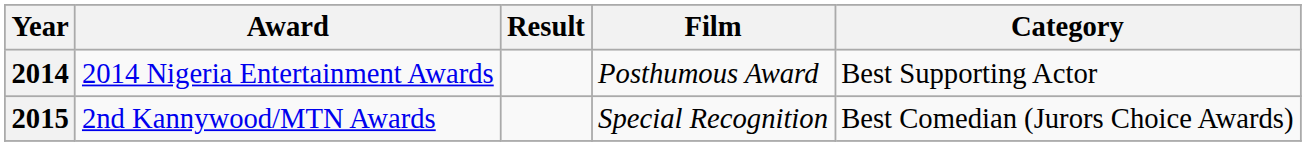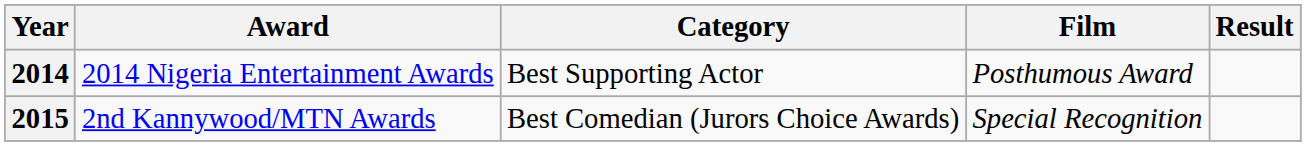columns swapped: (1067, 27) <-> (546, 27)
